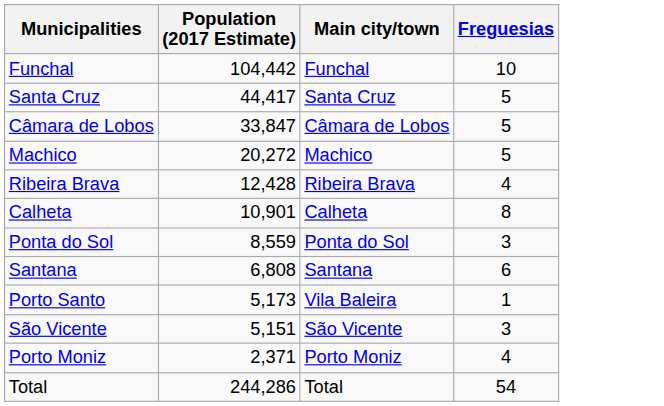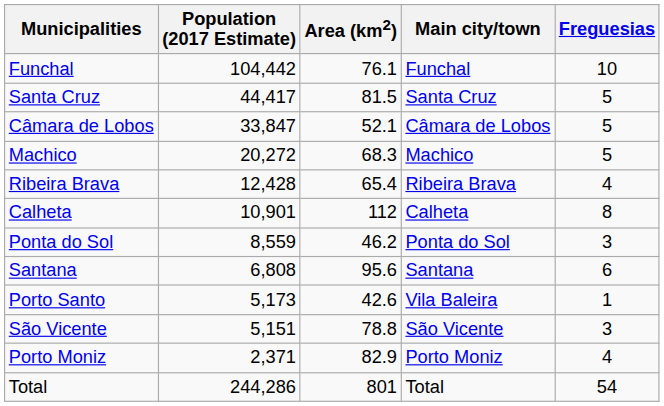+ column: (351, 29)
